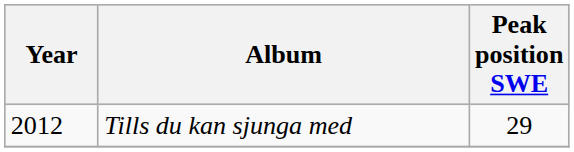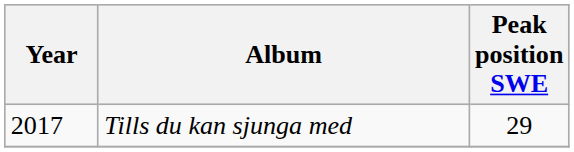(37, 125) 2012 -> (37, 125) 2017
